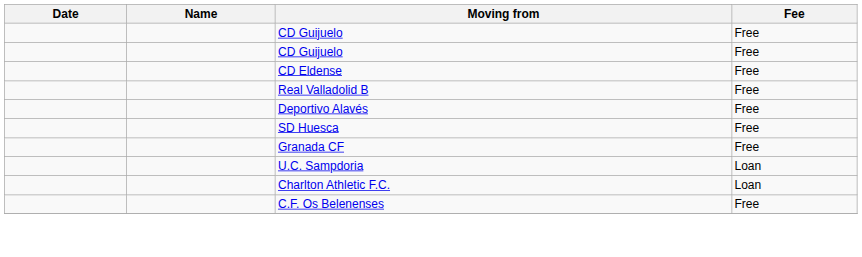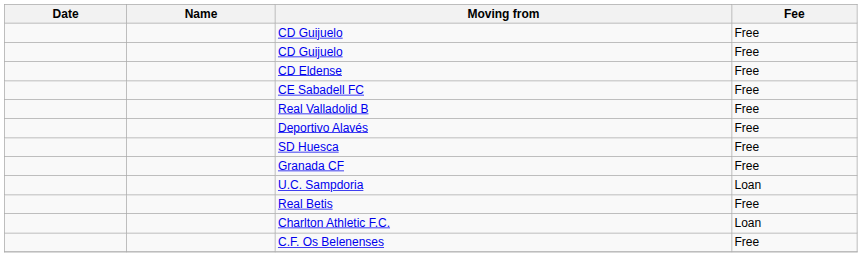+ row: (321, 90)
+ row: (305, 204)
